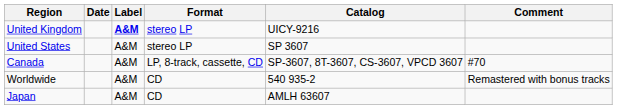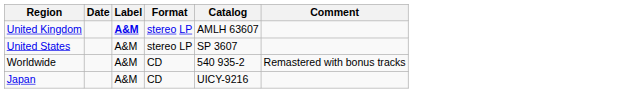(294, 29) UICY-9216 -> (228, 29) AMLH 63607
- row: (25, 63)
(299, 96) AMLH 63607 -> (223, 79) UICY-9216
